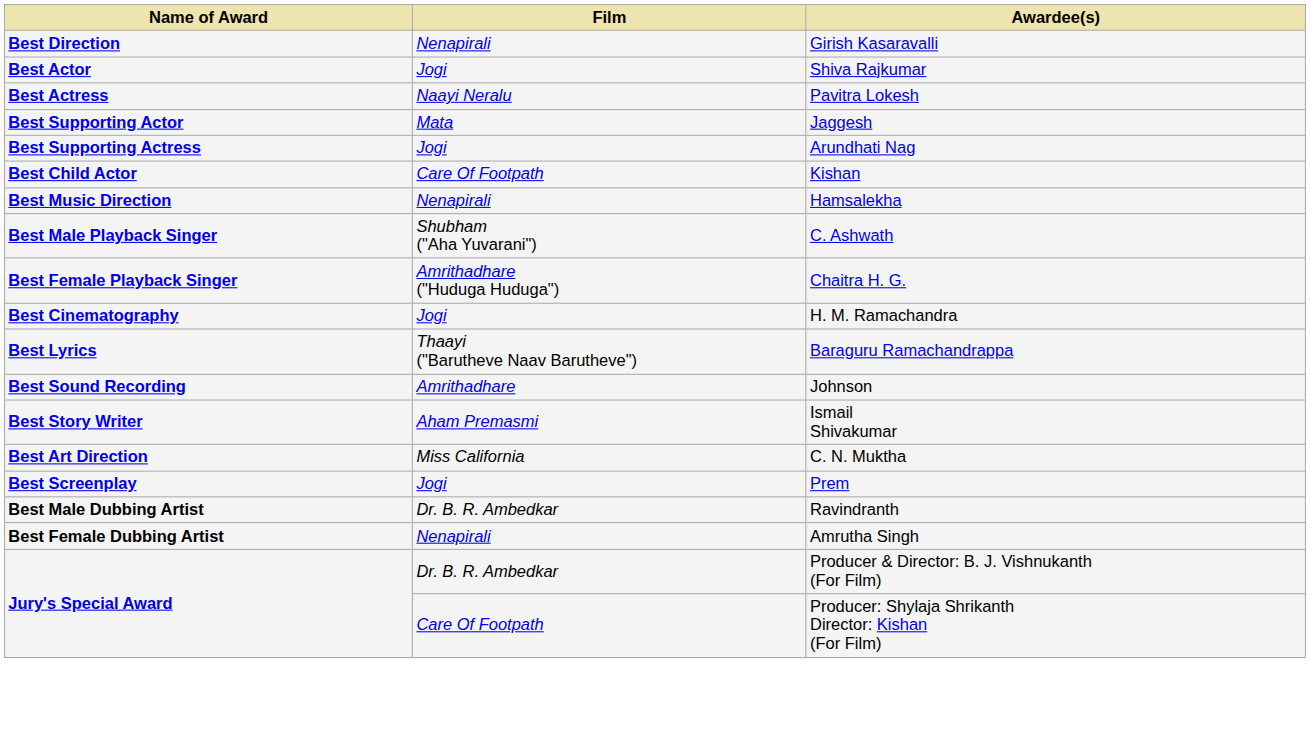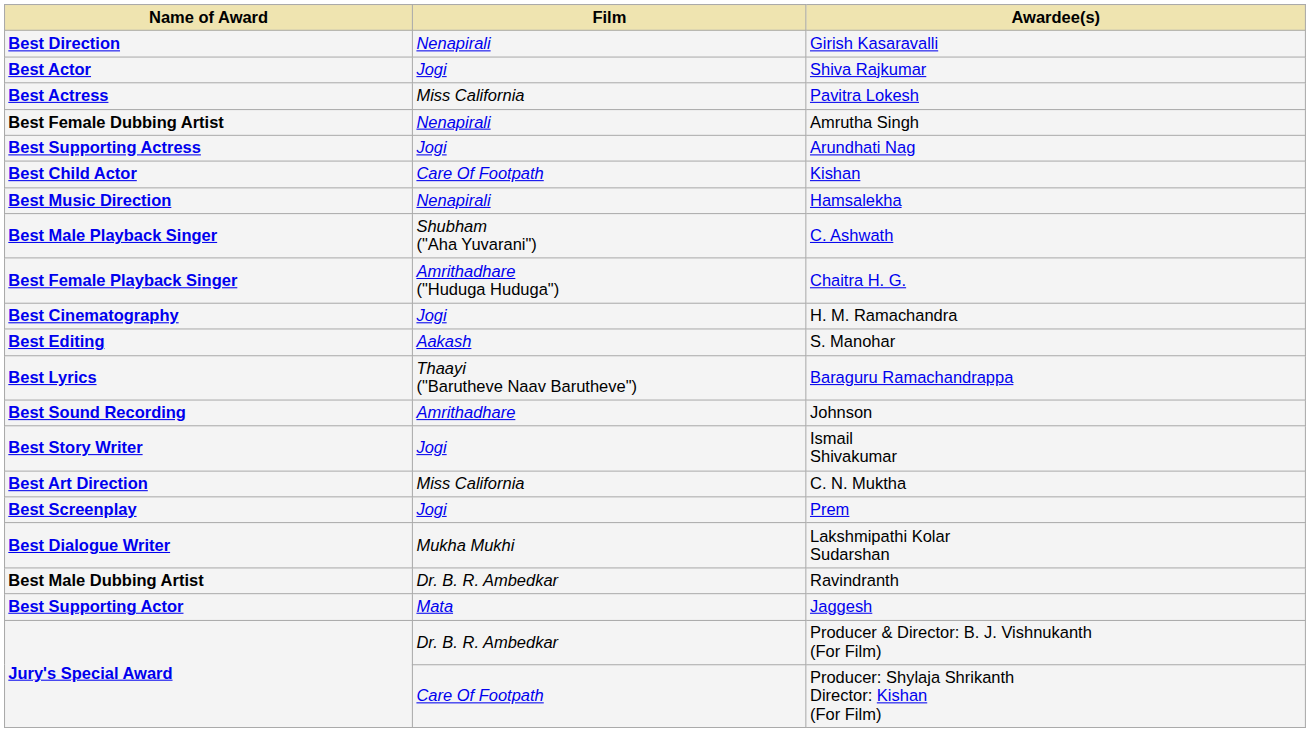(464, 95) Naayi Neralu -> (470, 95) Miss California
rows swapped: (841, 122) <-> (864, 536)
+ row: (853, 342)
(477, 422) Aham Premasmi -> (432, 448) Jogi
+ row: (880, 545)
